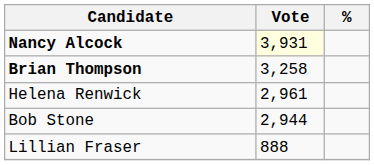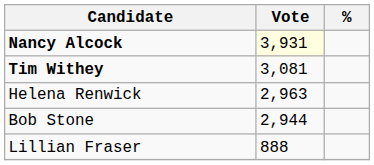- row: (75, 69)
+ row: (56, 69)
(284, 95) 2,961 -> (284, 95) 2,963
